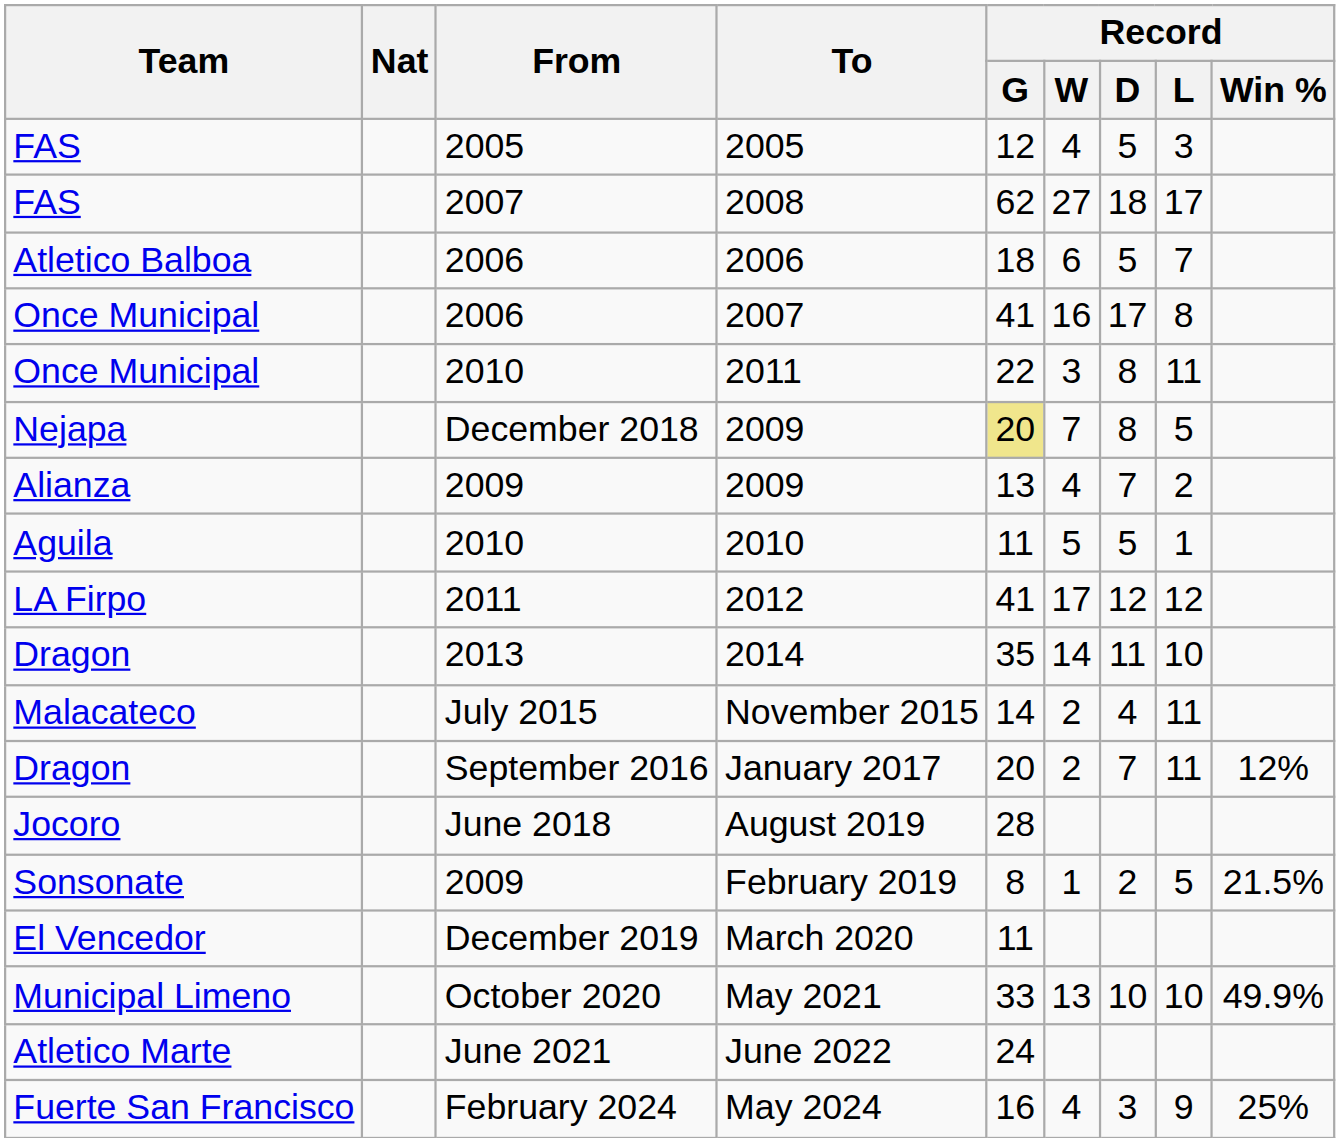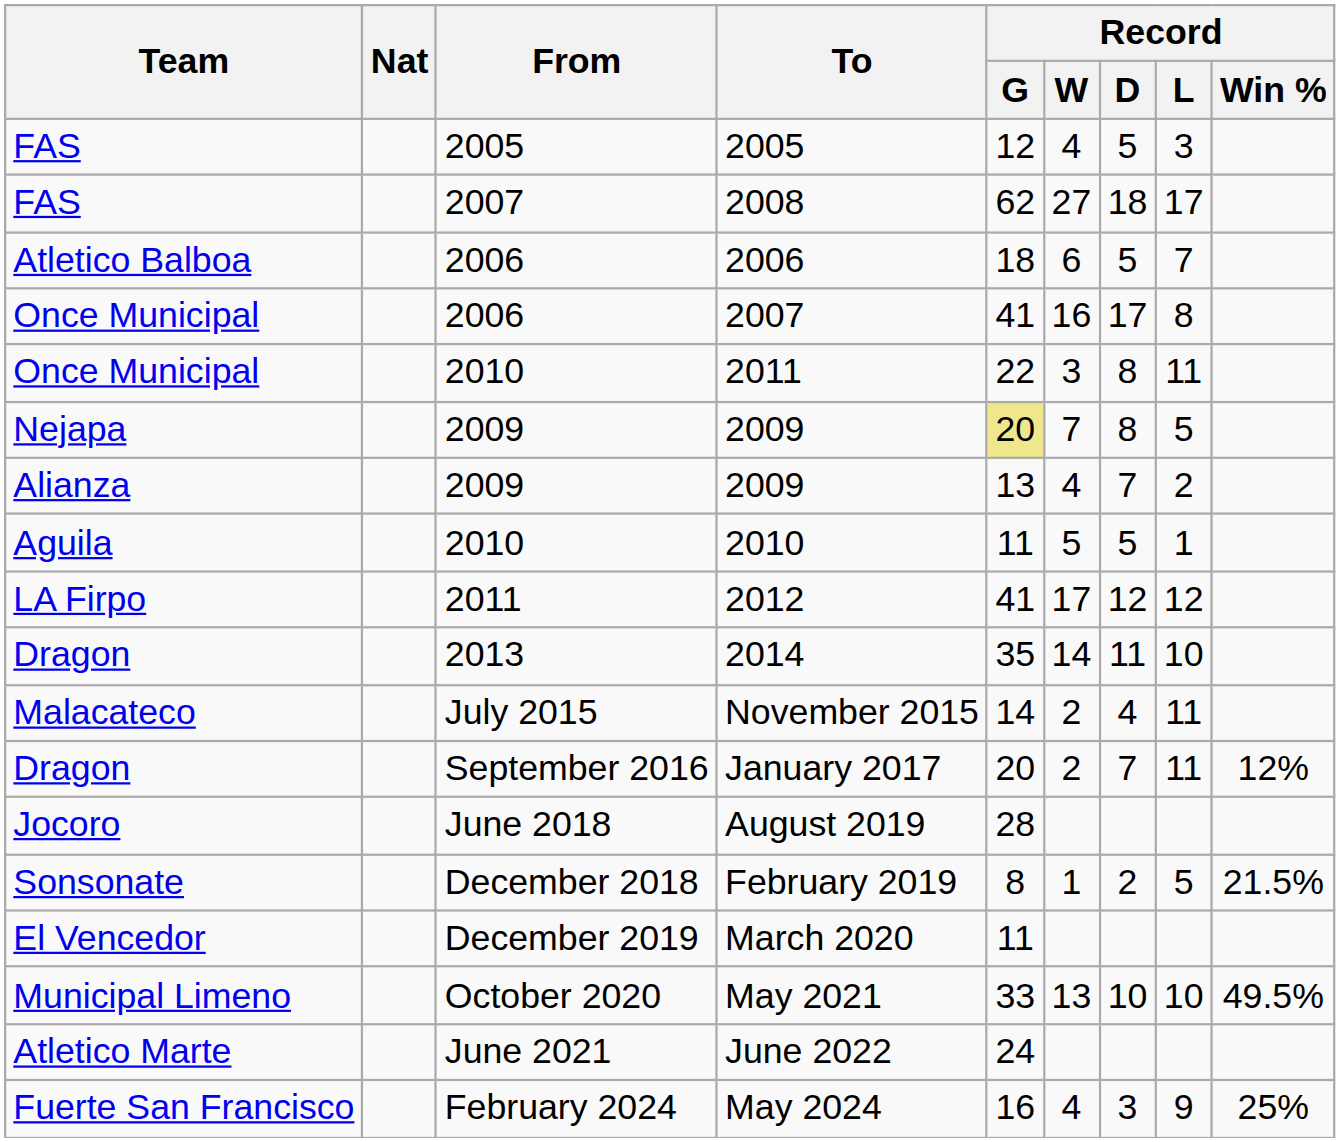(572, 428) December 2018 -> (484, 428) 2009
(484, 881) 2009 -> (572, 881) December 2018
(1273, 994) 49.9% -> (1273, 994) 49.5%
